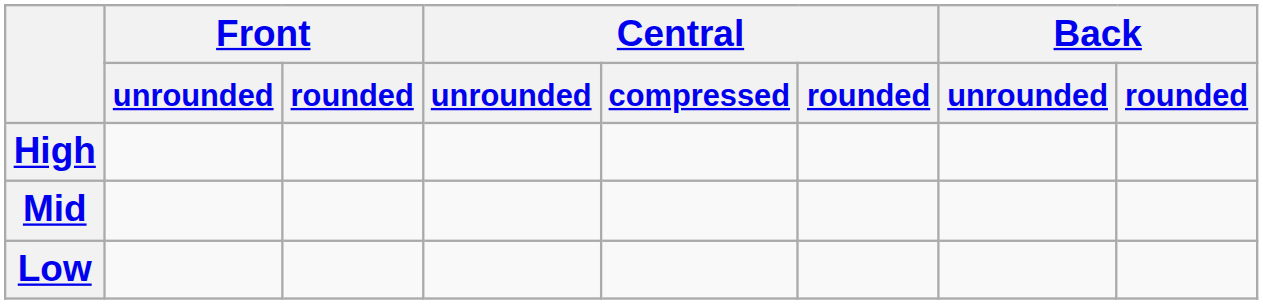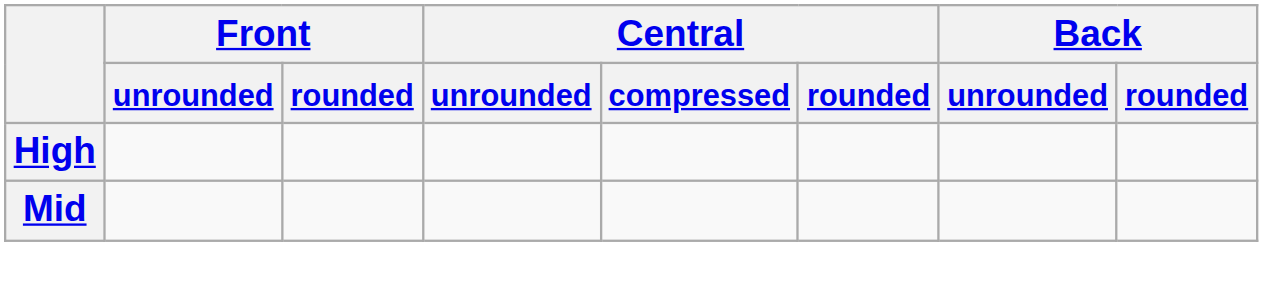- row: (55, 268)
